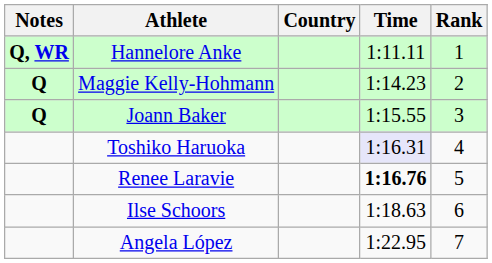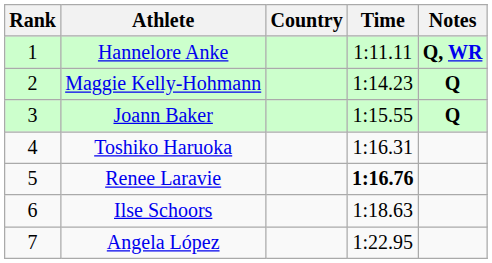columns swapped: (459, 20) <-> (39, 20)
(396, 147) lavender background -> (383, 147) no background
